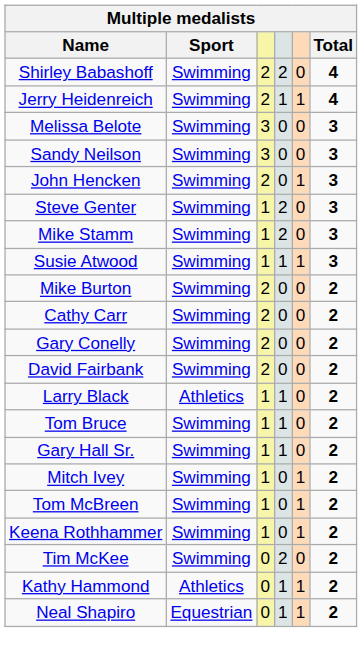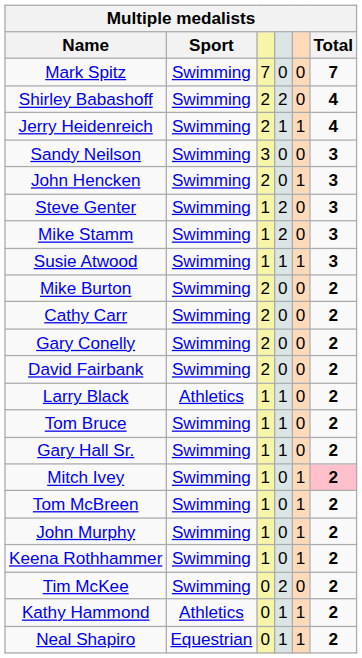+ row: (86, 72)
- row: (86, 126)
(333, 477) no background -> (333, 477) pink background
+ row: (86, 531)
